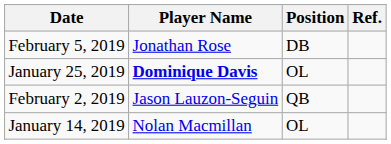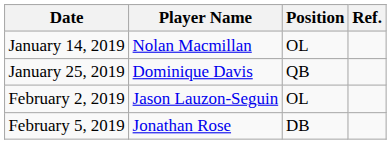rows swapped: (67, 125) <-> (67, 44)
(195, 71) bold -> (193, 71) normal
(297, 71) OL -> (298, 71) QB
(298, 98) QB -> (297, 98) OL
